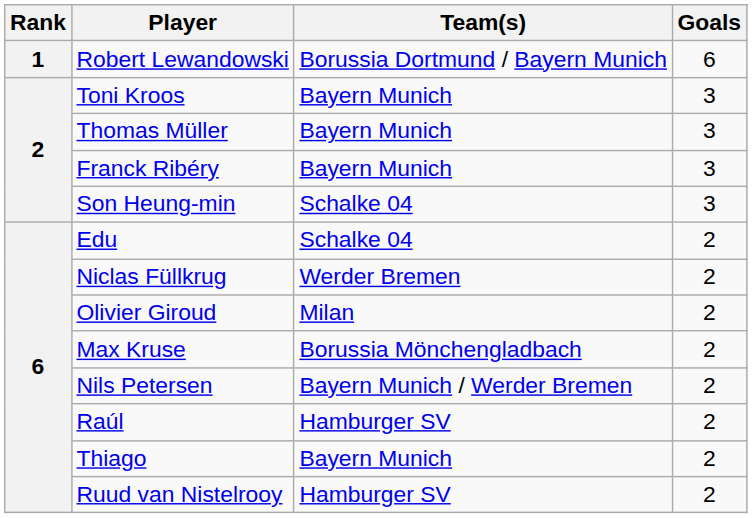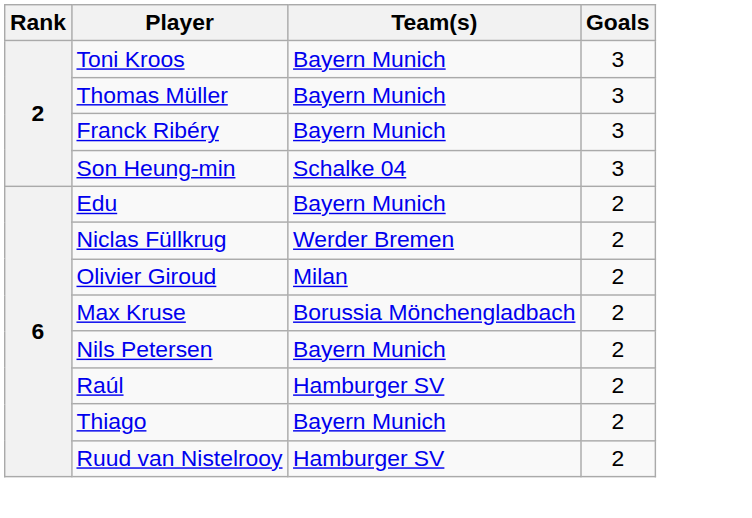- row: (183, 58)
(356, 240) Schalke 04 -> (369, 204) Bayern Munich
(466, 385) Bayern Munich / Werder Bremen -> (369, 349) Bayern Munich
